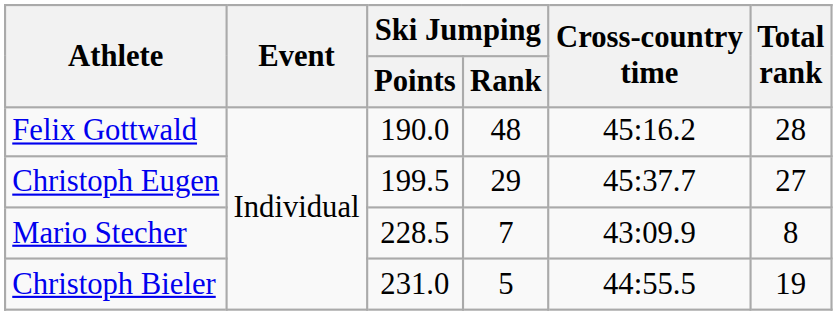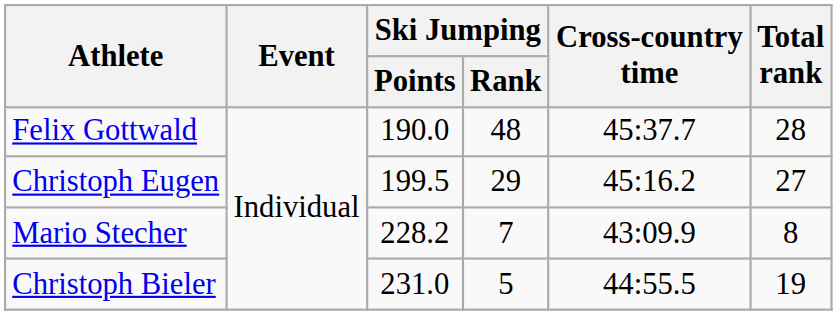(649, 131) 45:16.2 -> (649, 131) 45:37.7
(649, 181) 45:37.7 -> (649, 181) 45:16.2
(415, 232) 228.5 -> (415, 232) 228.2
